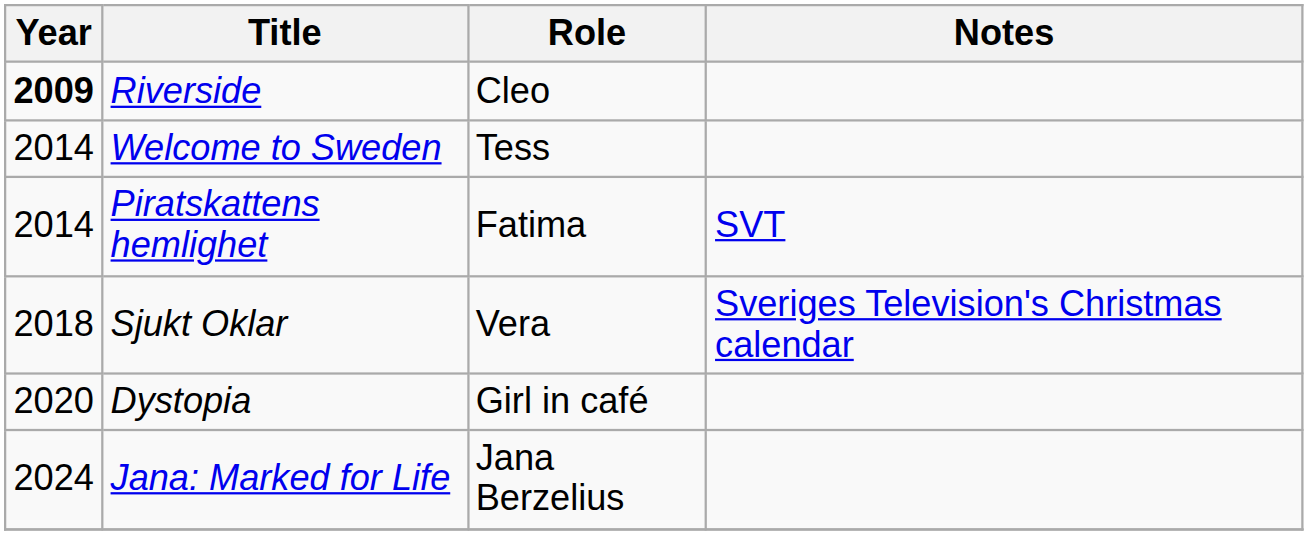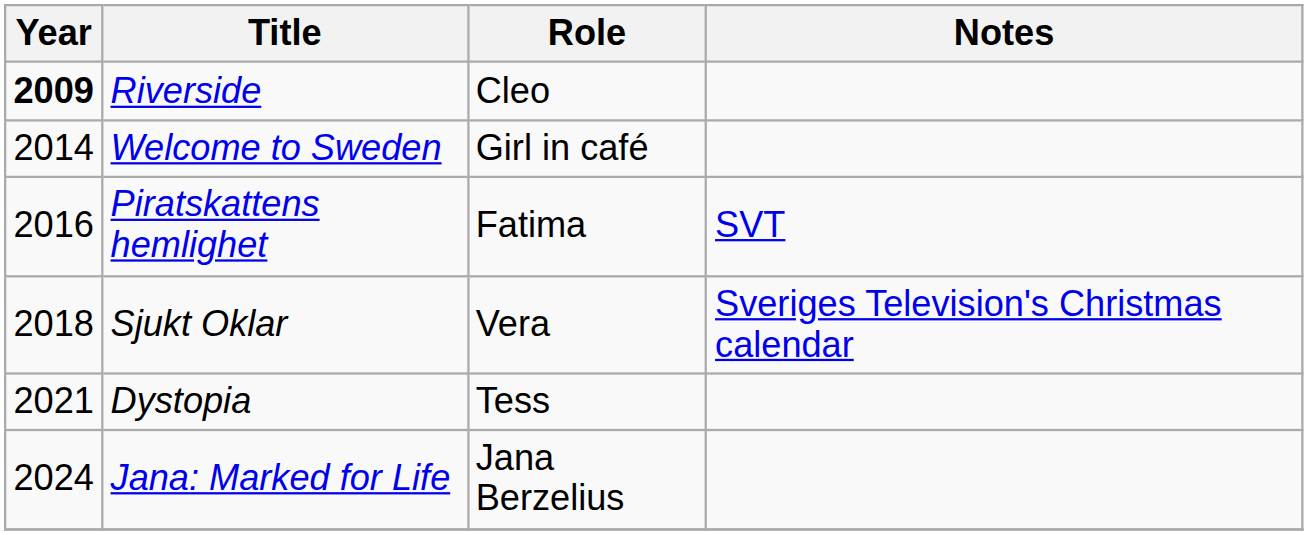(513, 147) Tess -> (562, 147) Girl in café
(54, 225) 2014 -> (54, 225) 2016
(54, 401) 2020 -> (54, 401) 2021
(562, 401) Girl in café -> (513, 401) Tess
